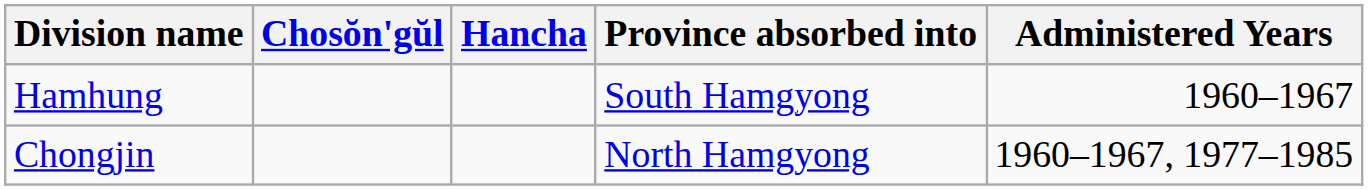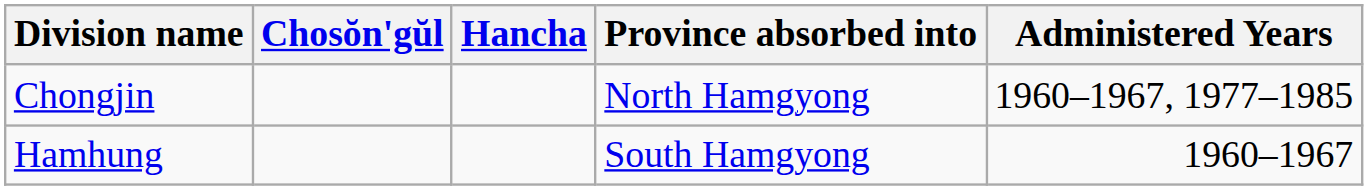rows swapped: (84, 154) <-> (88, 94)
